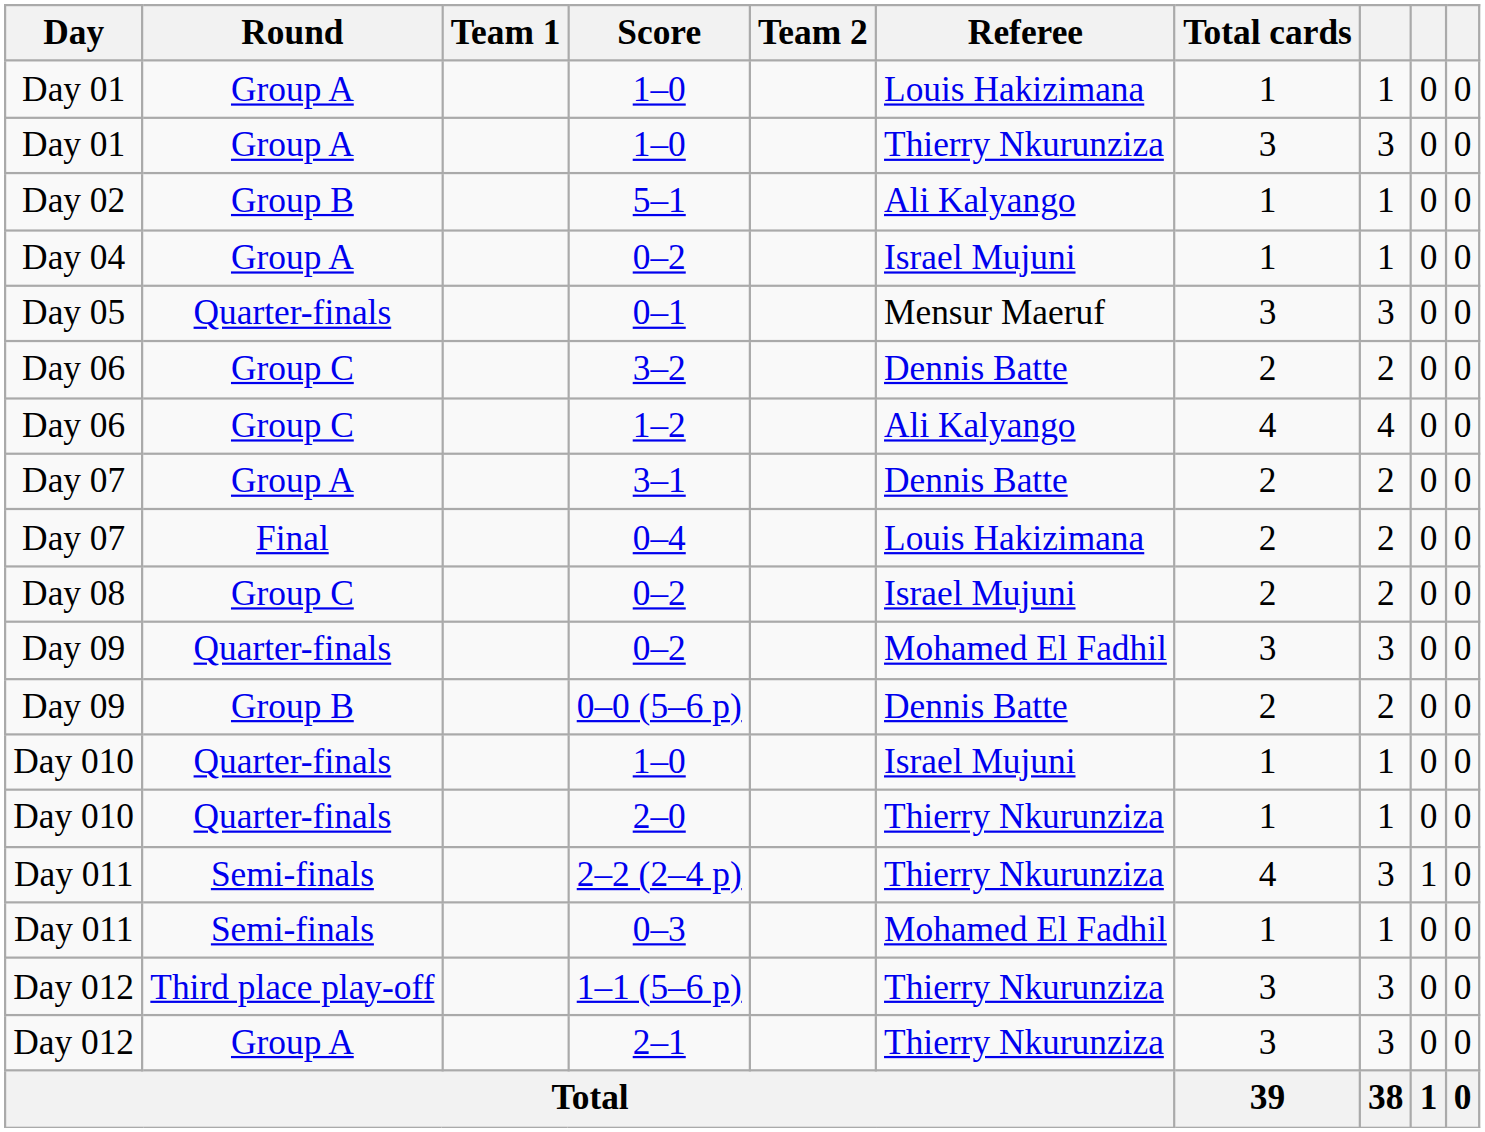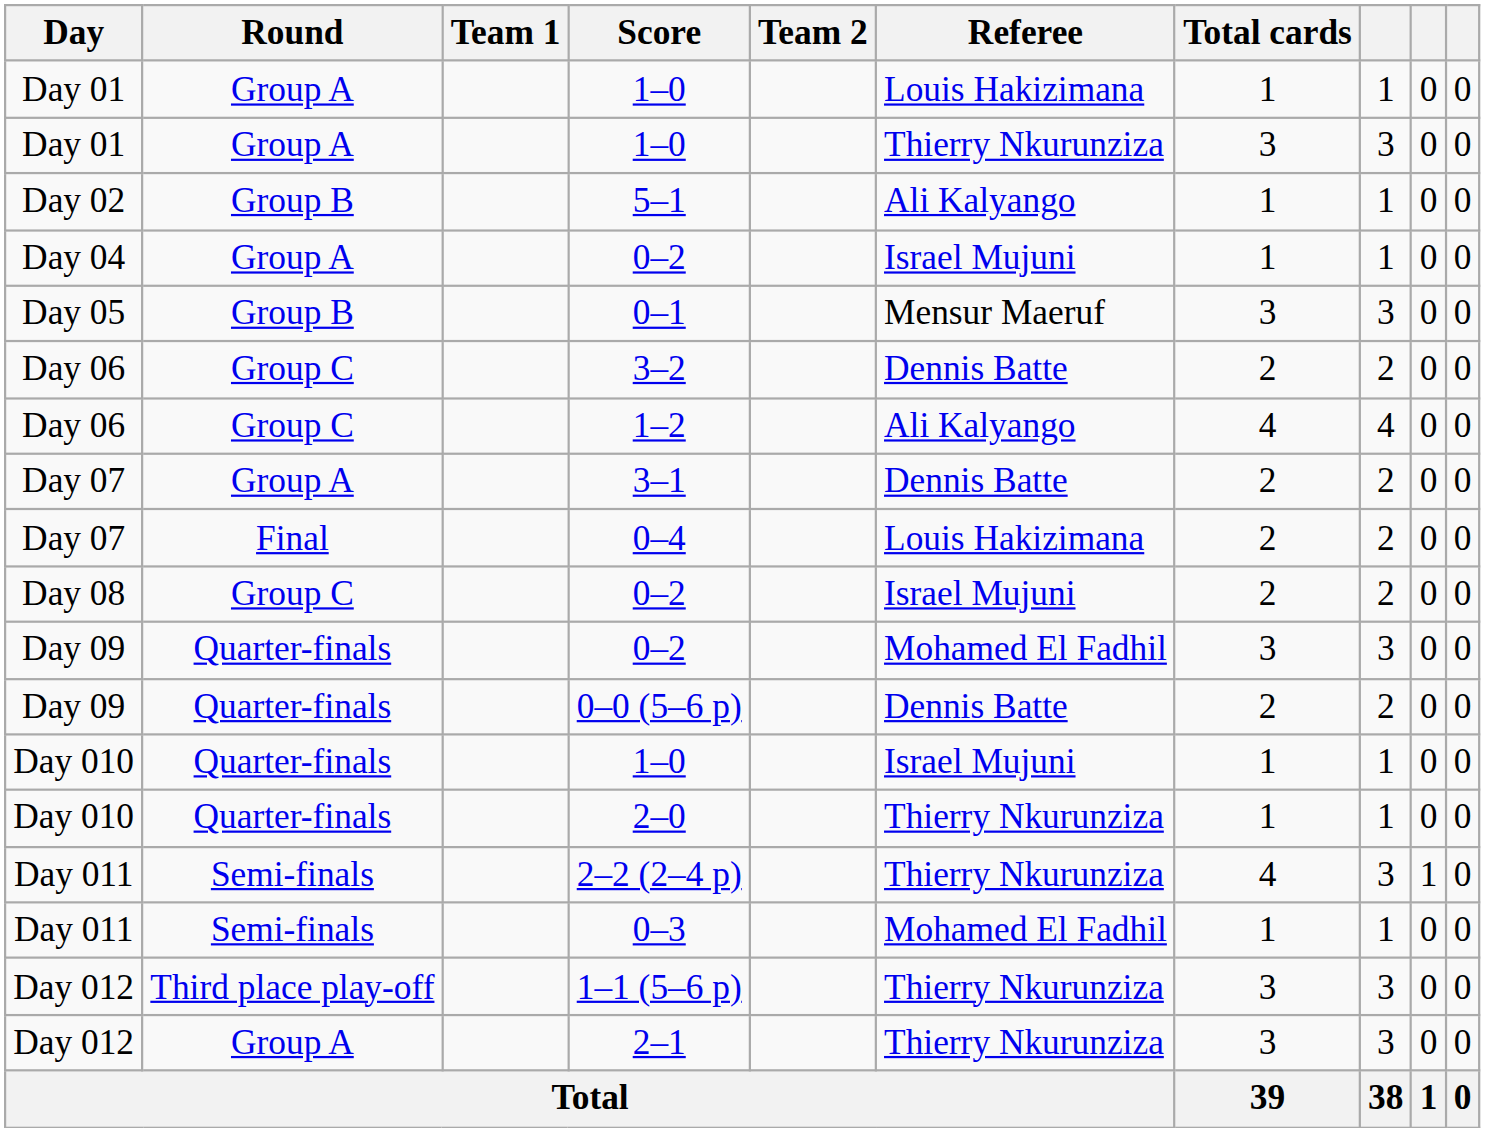(292, 312) Quarter-finals -> (292, 312) Group B
(292, 705) Group B -> (292, 705) Quarter-finals
